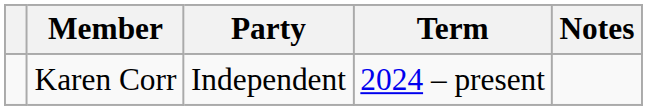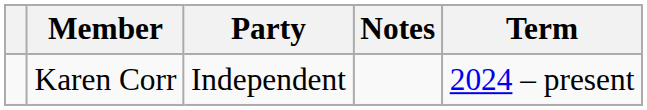columns swapped: (453, 29) <-> (597, 29)
